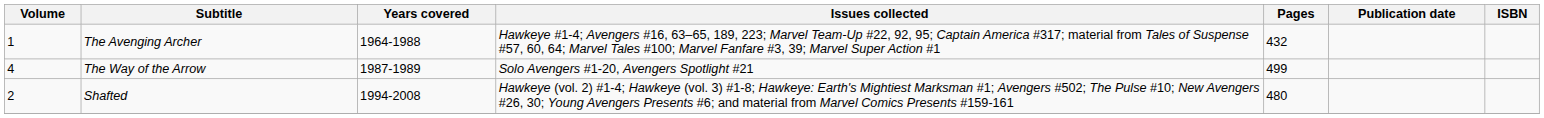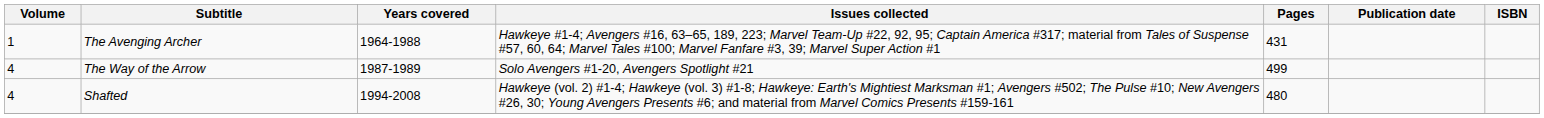(1277, 41) 432 -> (1277, 41) 431
(11, 95) 2 -> (11, 95) 4
